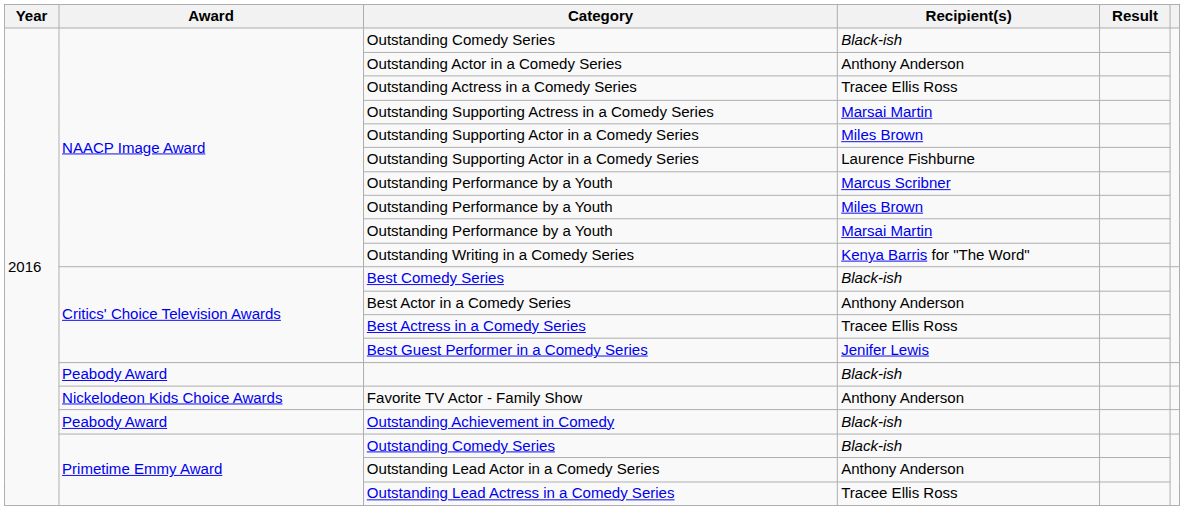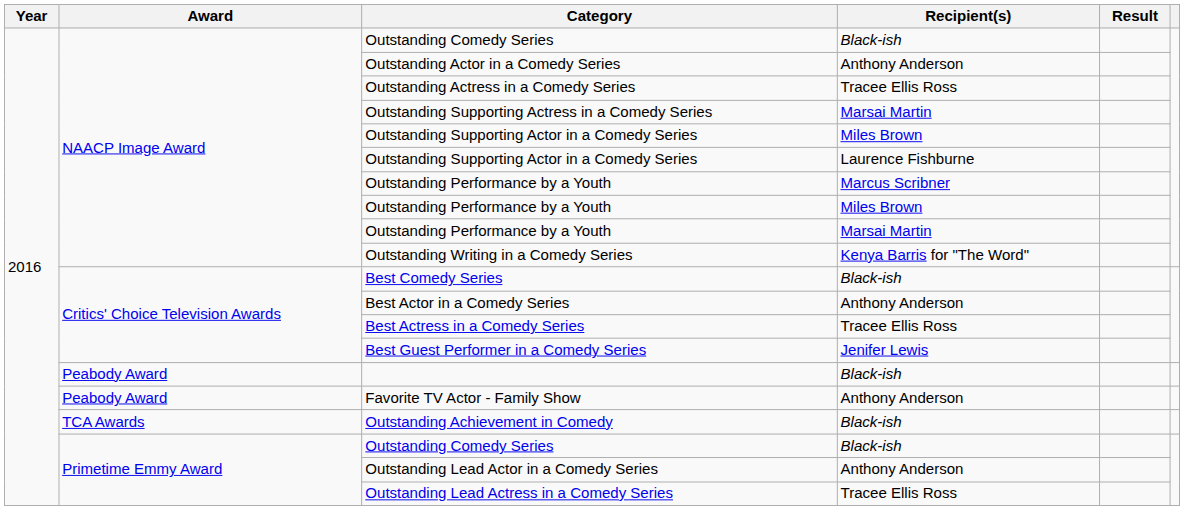(172, 398) Nickelodeon Kids Choice Awards -> (115, 398) Peabody Award
(115, 421) Peabody Award -> (103, 421) TCA Awards
